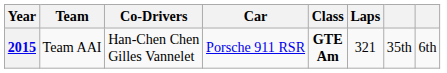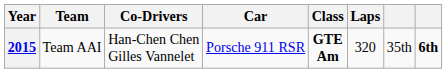(365, 48) 321 -> (365, 48) 320
(428, 48) normal -> (428, 48) bold
